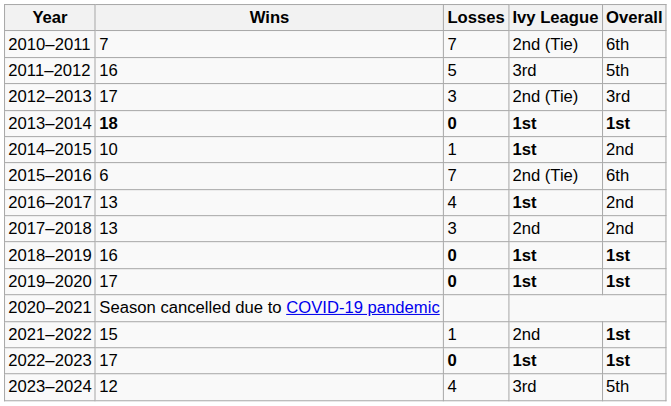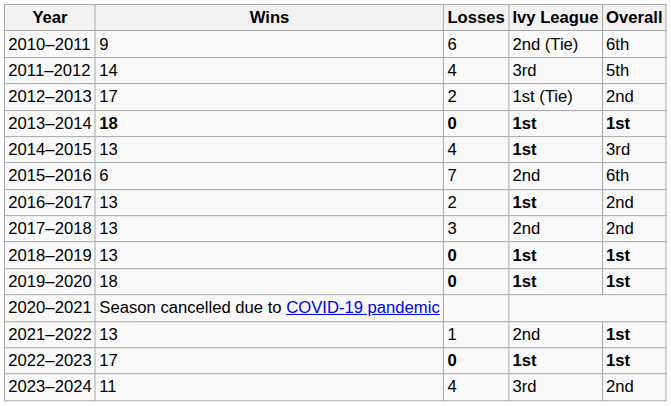(104, 44) 7 -> (104, 44) 9
(452, 44) 7 -> (452, 44) 6
(109, 70) 16 -> (109, 70) 14
(452, 70) 5 -> (452, 70) 4
(452, 96) 3 -> (452, 96) 2
(545, 96) 2nd (Tie) -> (543, 96) 1st (Tie)
(618, 96) 3rd -> (620, 96) 2nd
(109, 149) 10 -> (109, 149) 13
(452, 149) 1 -> (452, 149) 4
(620, 149) 2nd -> (618, 149) 3rd
(545, 176) 2nd (Tie) -> (526, 176) 2nd
(452, 202) 4 -> (452, 202) 2
(109, 255) 16 -> (109, 255) 13
(109, 281) 17 -> (109, 281) 18
(109, 334) 15 -> (109, 334) 13
(109, 387) 12 -> (108, 387) 11
(618, 387) 5th -> (620, 387) 2nd
